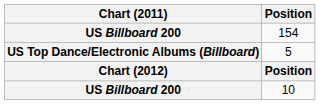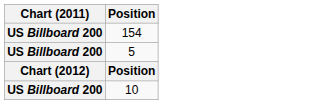(133, 52) US Top Dance/Electronic Albums (Billboard) -> (55, 52) US Billboard 200
